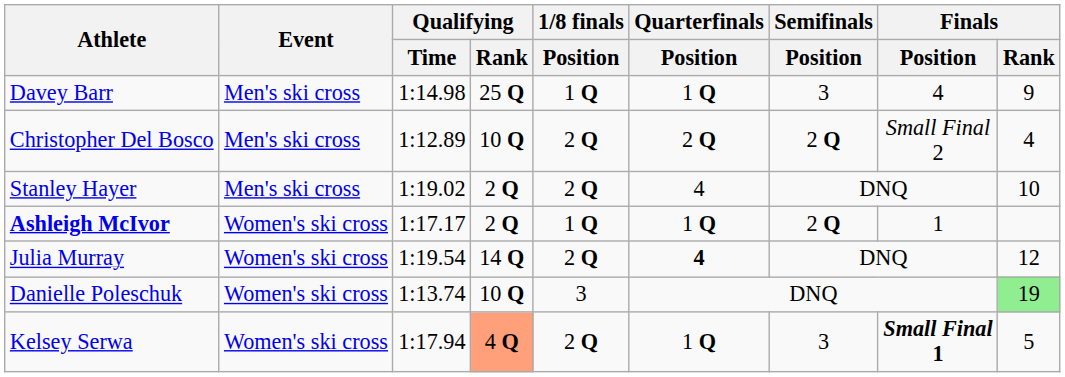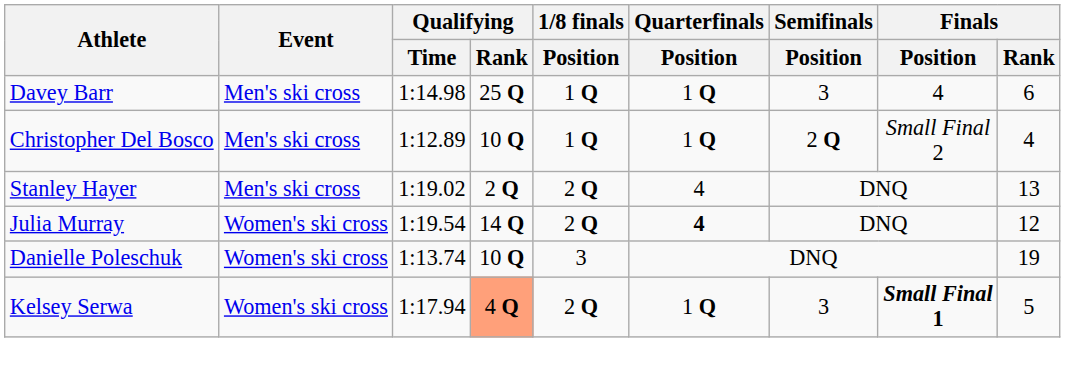(1029, 92) 9 -> (1029, 92) 6
(581, 140) 2 Q -> (581, 140) 1 Q
(699, 140) 2 Q -> (699, 140) 1 Q
(1029, 188) 10 -> (1029, 188) 13
- row: (90, 223)
(1029, 294) lightgreen background -> (1029, 258) no background
